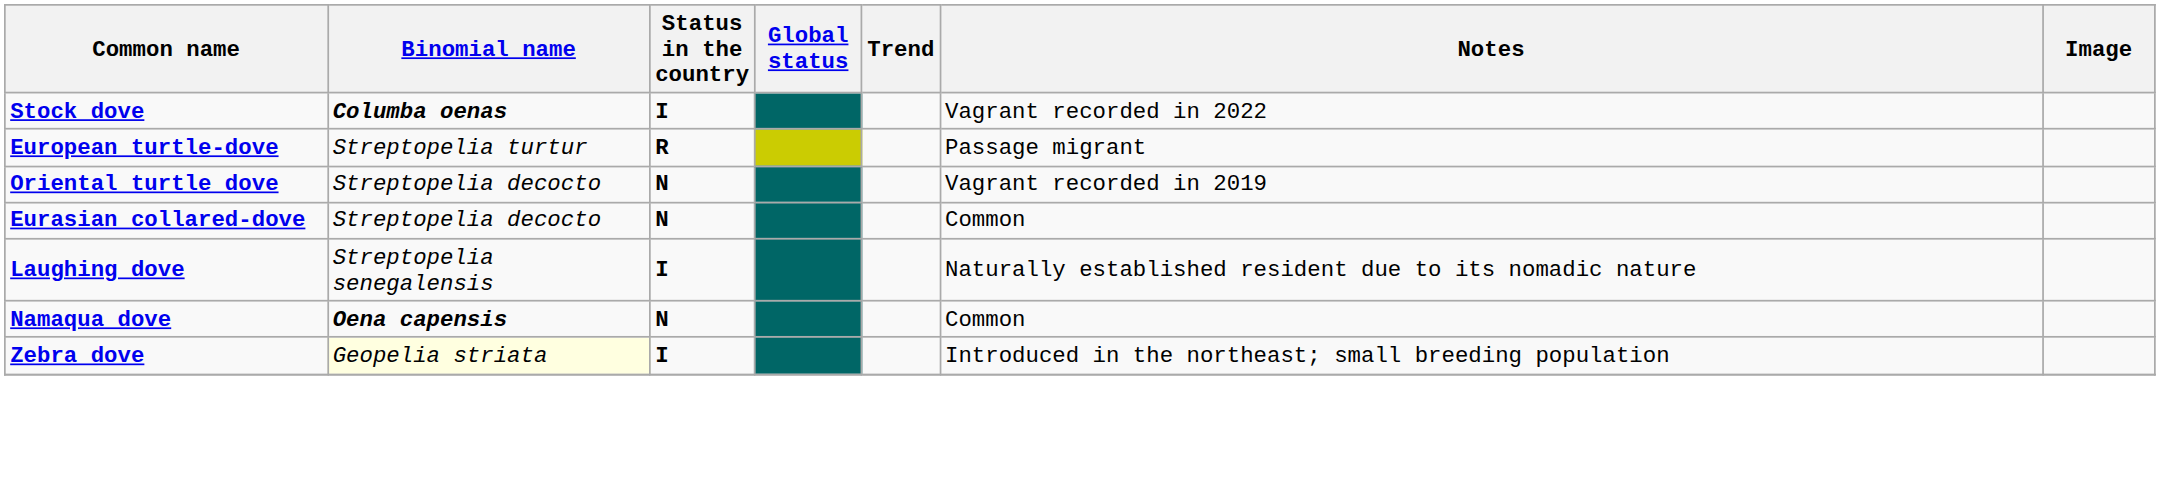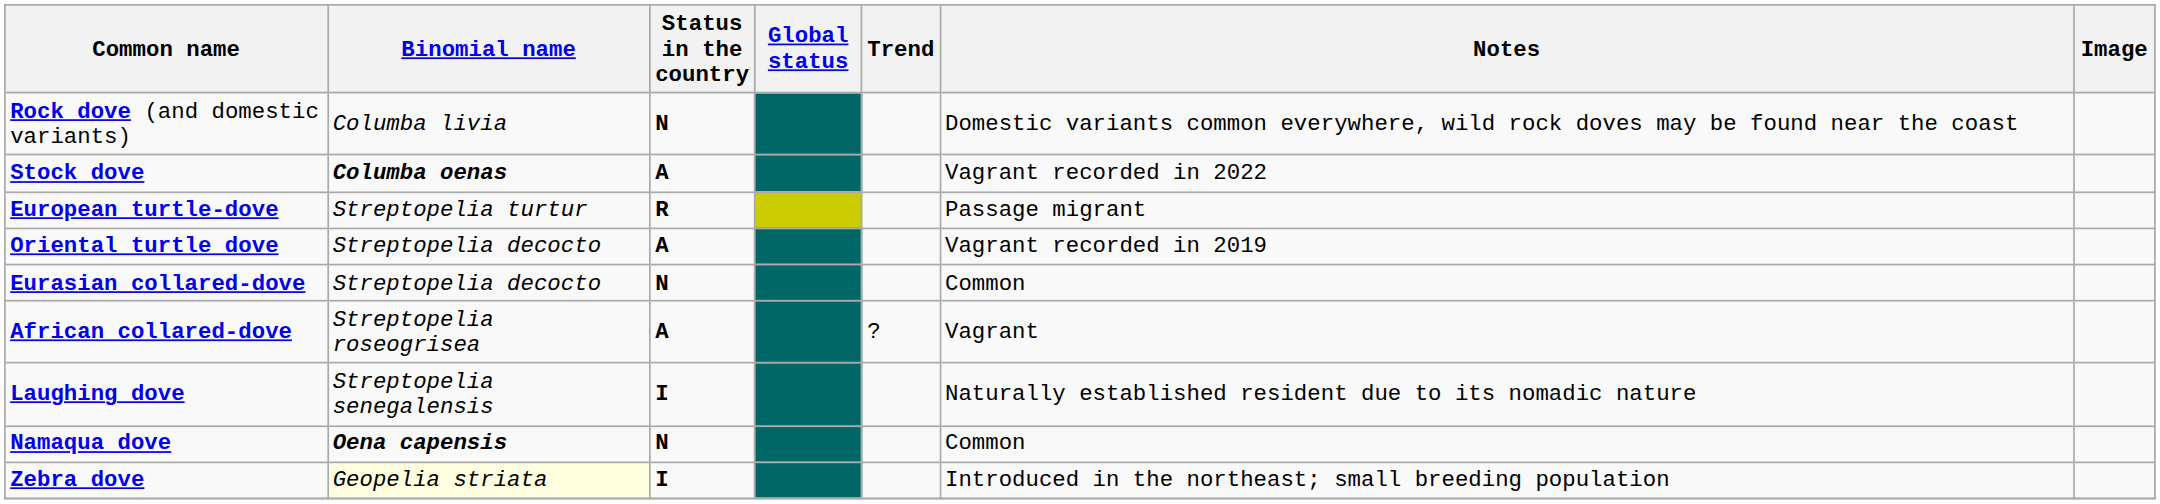+ row: (164, 124)
(662, 111) I -> (662, 173) A
(662, 184) N -> (662, 246) A
+ row: (151, 332)
